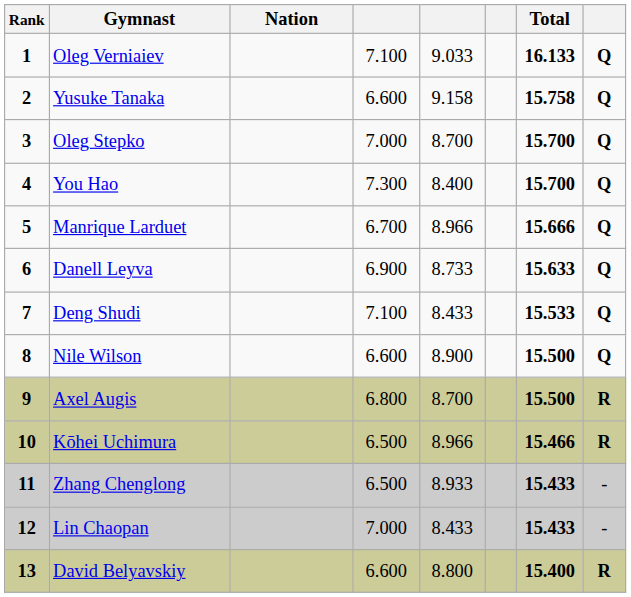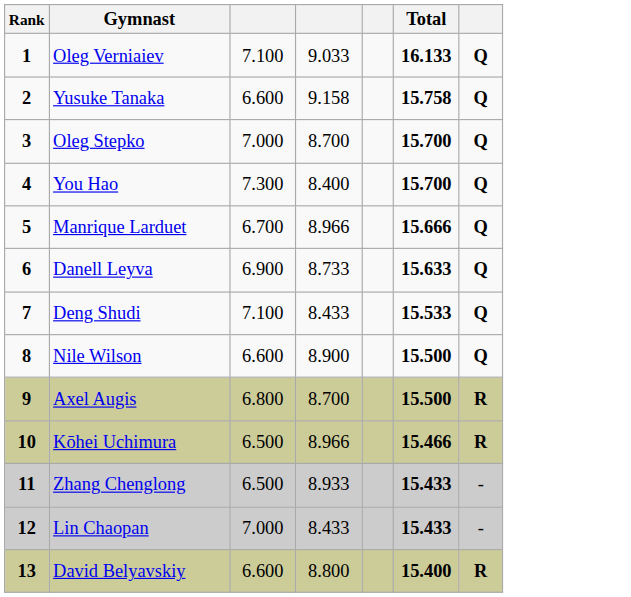- column: (292, 19)
